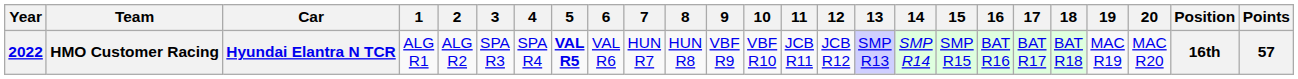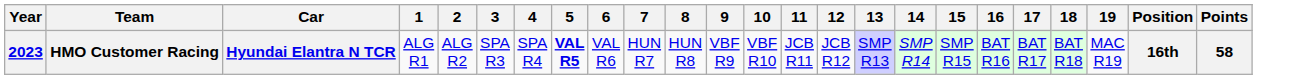- column: (1149, 17)
(26, 52) 2022 -> (26, 52) 2023
(1266, 52) 57 -> (1224, 52) 58
